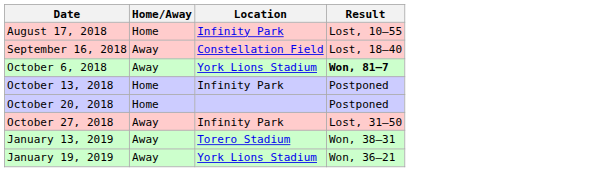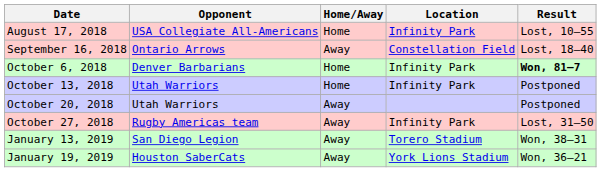+ column: (225, 13)
(145, 67) Away -> (337, 67) Home
(257, 67) York Lions Stadium -> (432, 67) Infinity Park
(145, 103) Home -> (337, 103) Away
